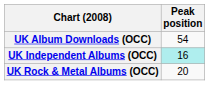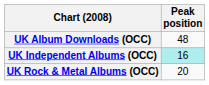(183, 39) 54 -> (183, 39) 48
